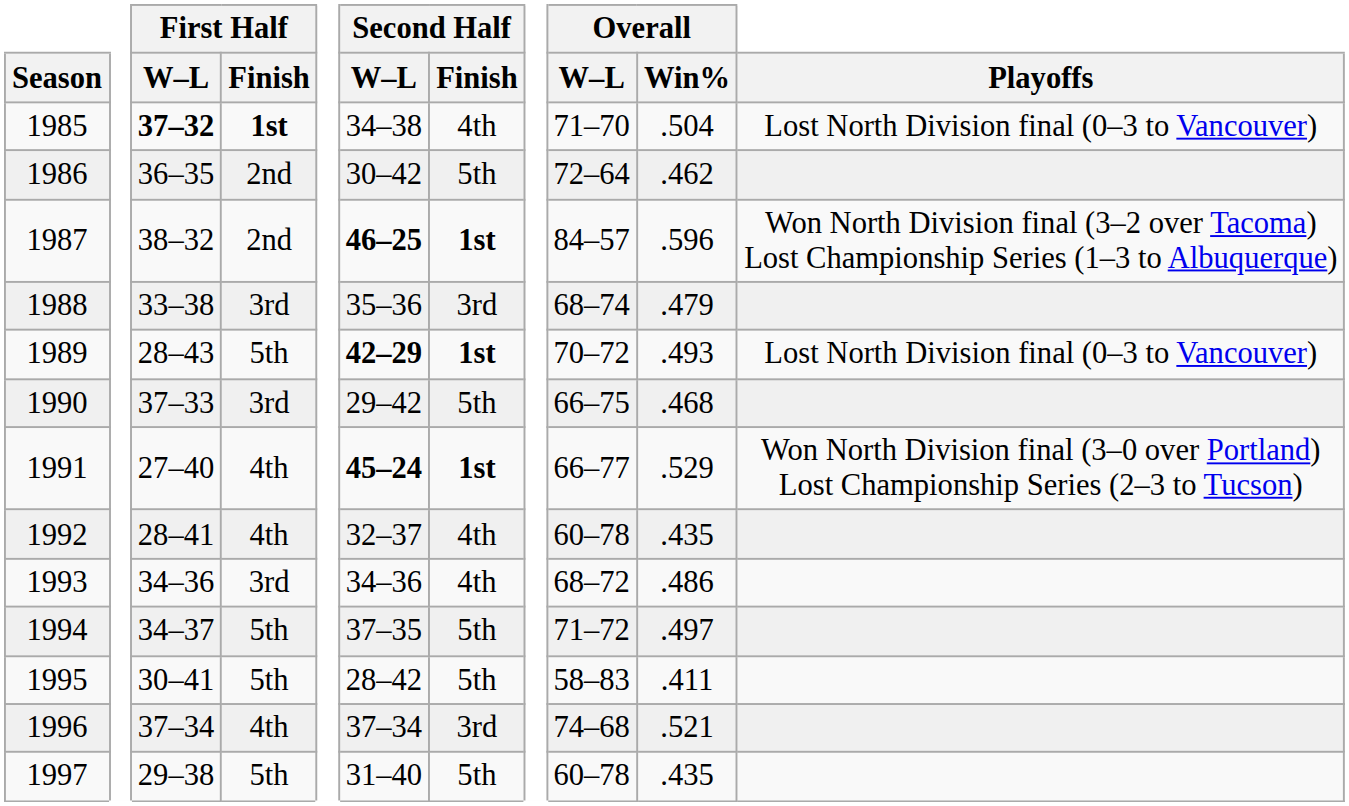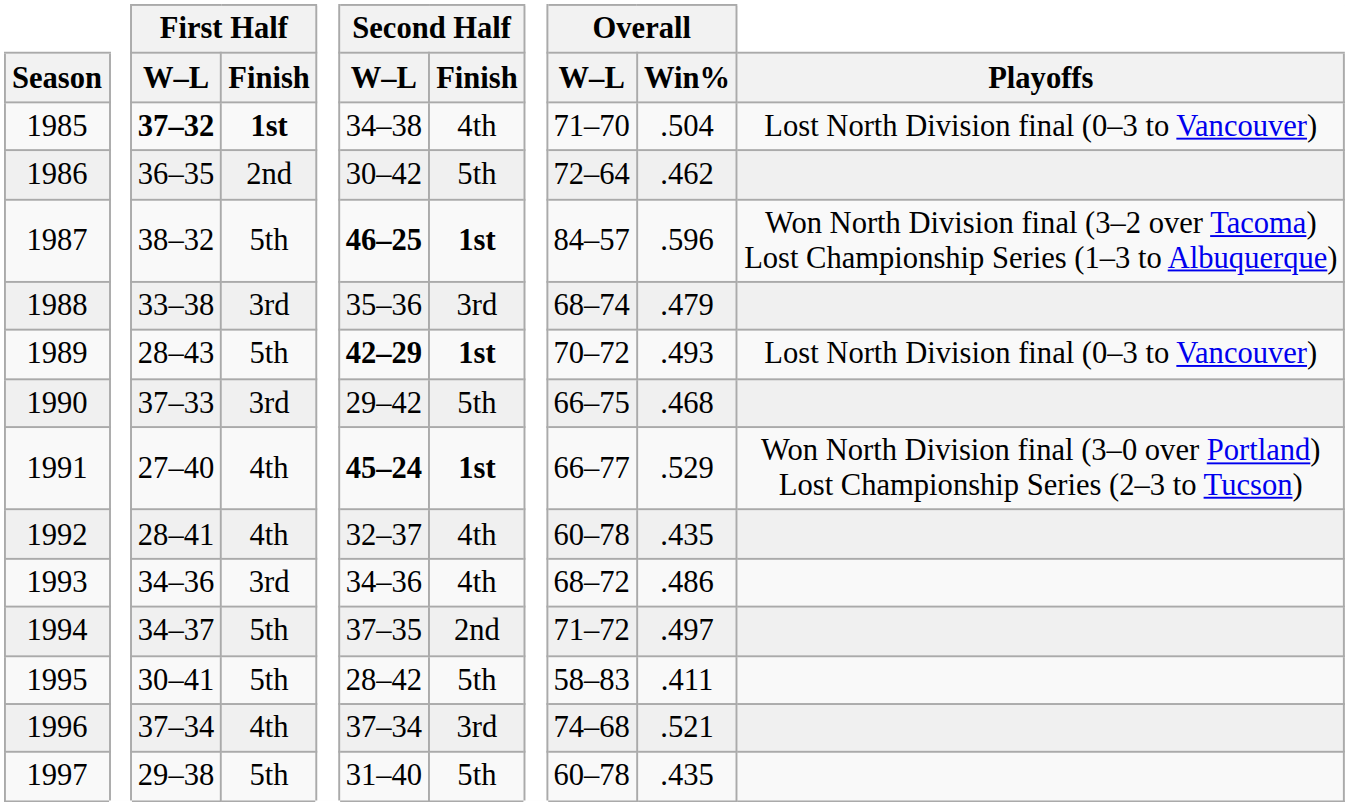(269, 239) 2nd -> (269, 239) 5th
(477, 630) 5th -> (477, 630) 2nd
